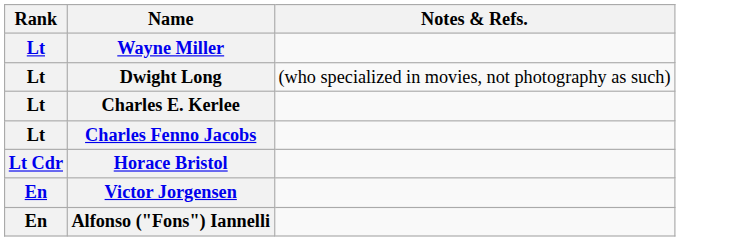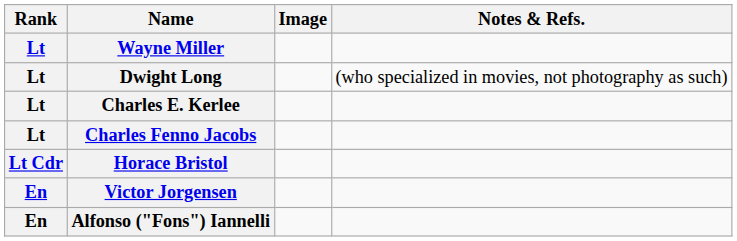+ column: (303, 18)
